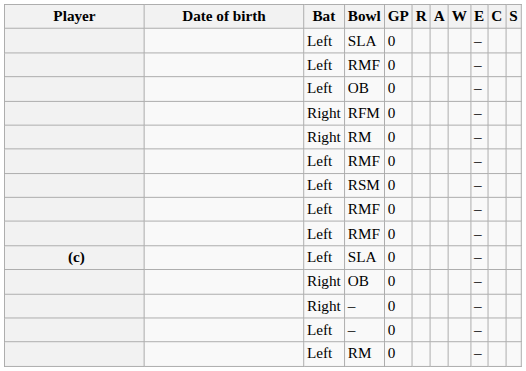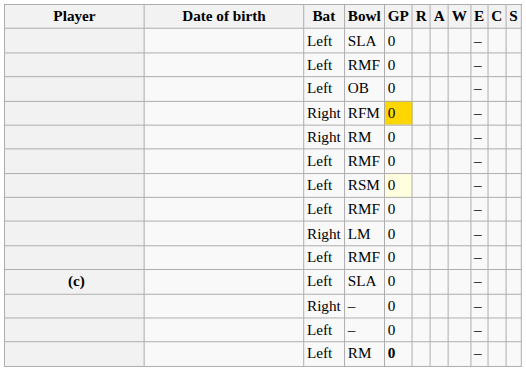(392, 112) no background -> (392, 112) gold background
(392, 185) no background -> (392, 185) lightyellow background
+ row: (324, 233)
- row: (324, 281)
(392, 354) normal -> (392, 354) bold
